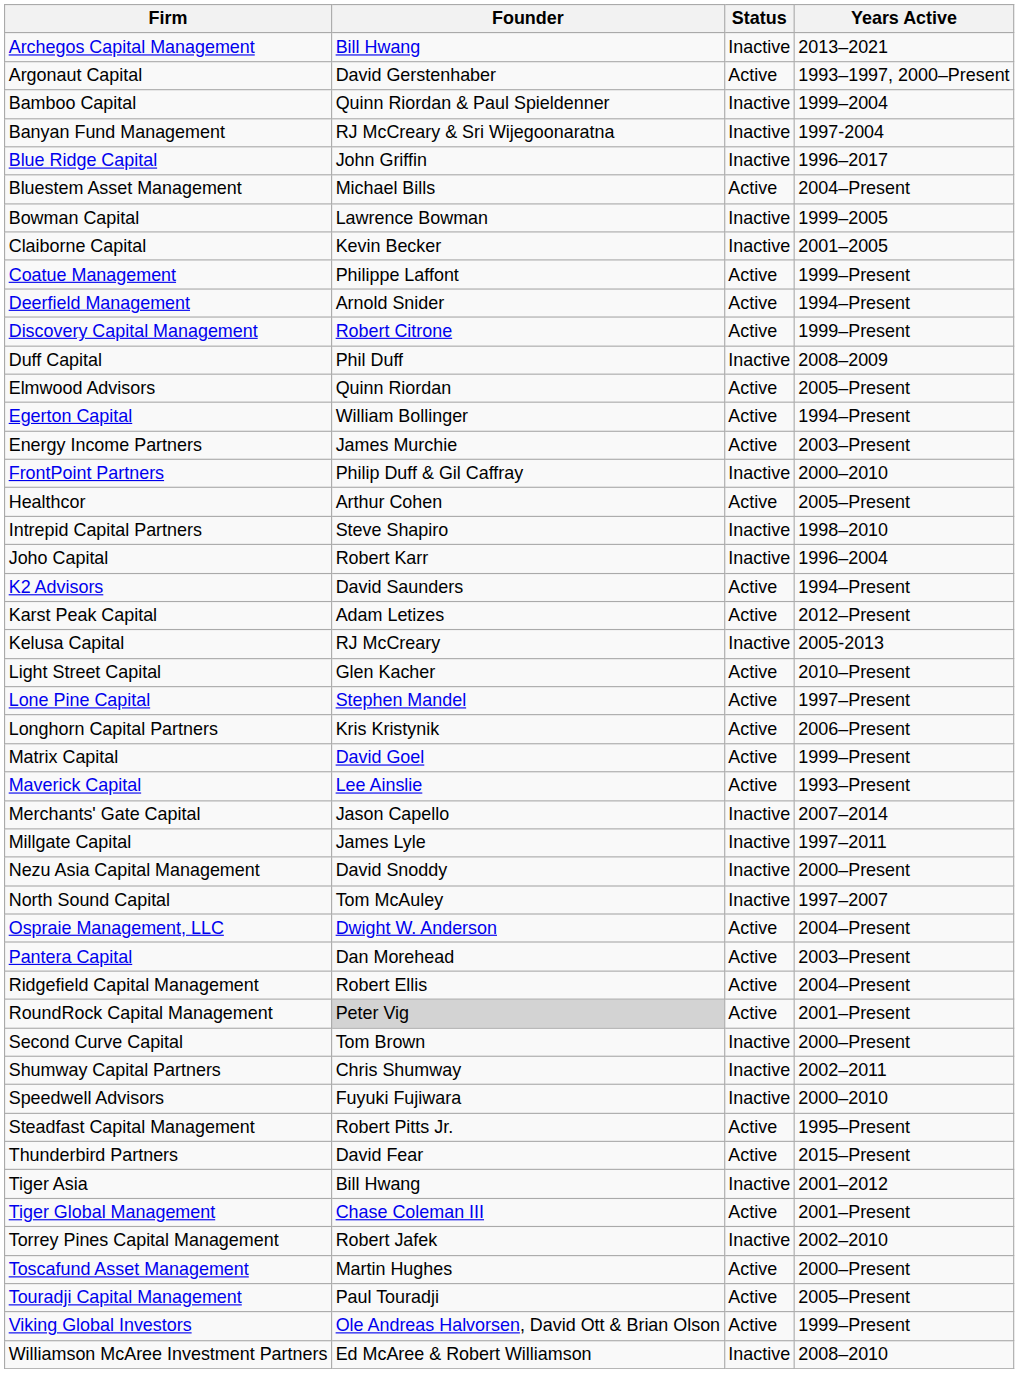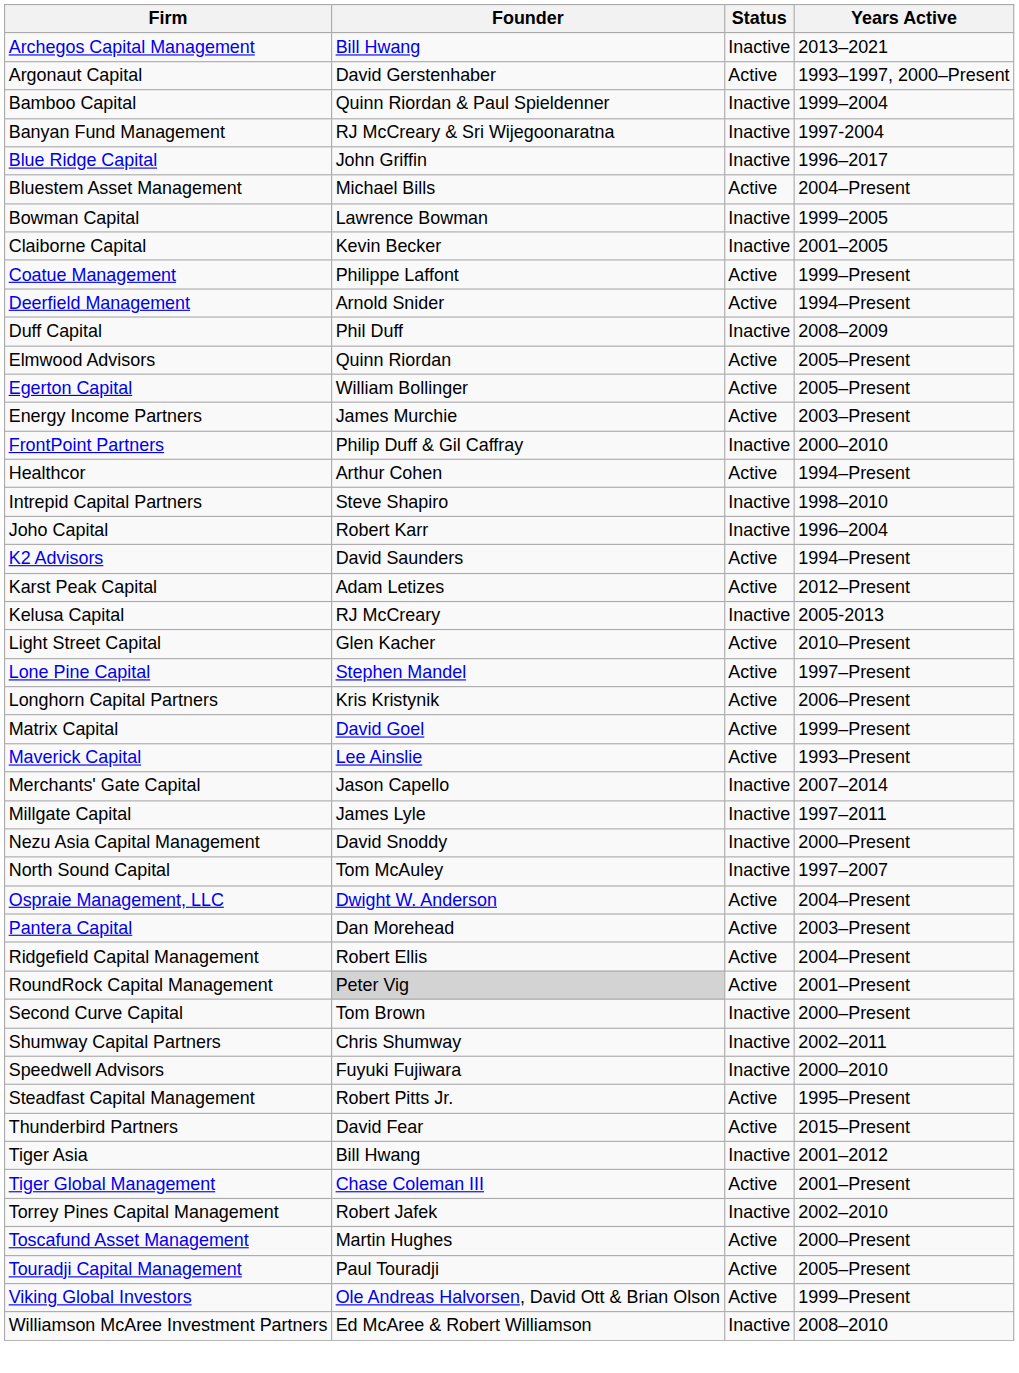- row: (133, 331)
(854, 416) 1994–Present -> (854, 388) 2005–Present
(854, 501) 2005–Present -> (854, 473) 1994–Present
